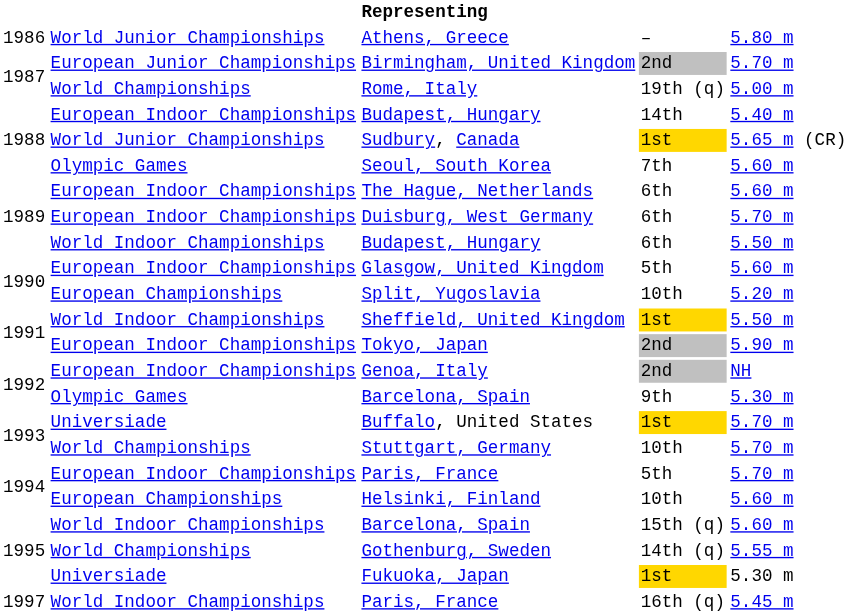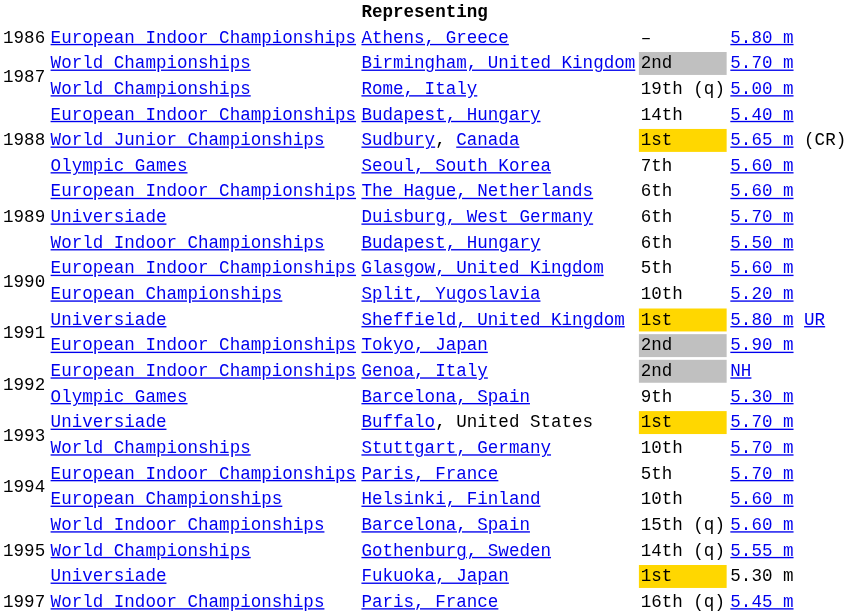(188, 38) World Junior Championships -> (203, 38) European Indoor Championships
(203, 63) European Junior Championships -> (151, 63) World Championships
(203, 217) European Indoor Championships -> (109, 217) Universiade
(188, 320) World Indoor Championships -> (109, 320) Universiade
(762, 320) 5.50 m -> (778, 320) 5.80 m UR
